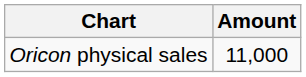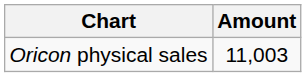(257, 54) 11,000 -> (257, 54) 11,003
